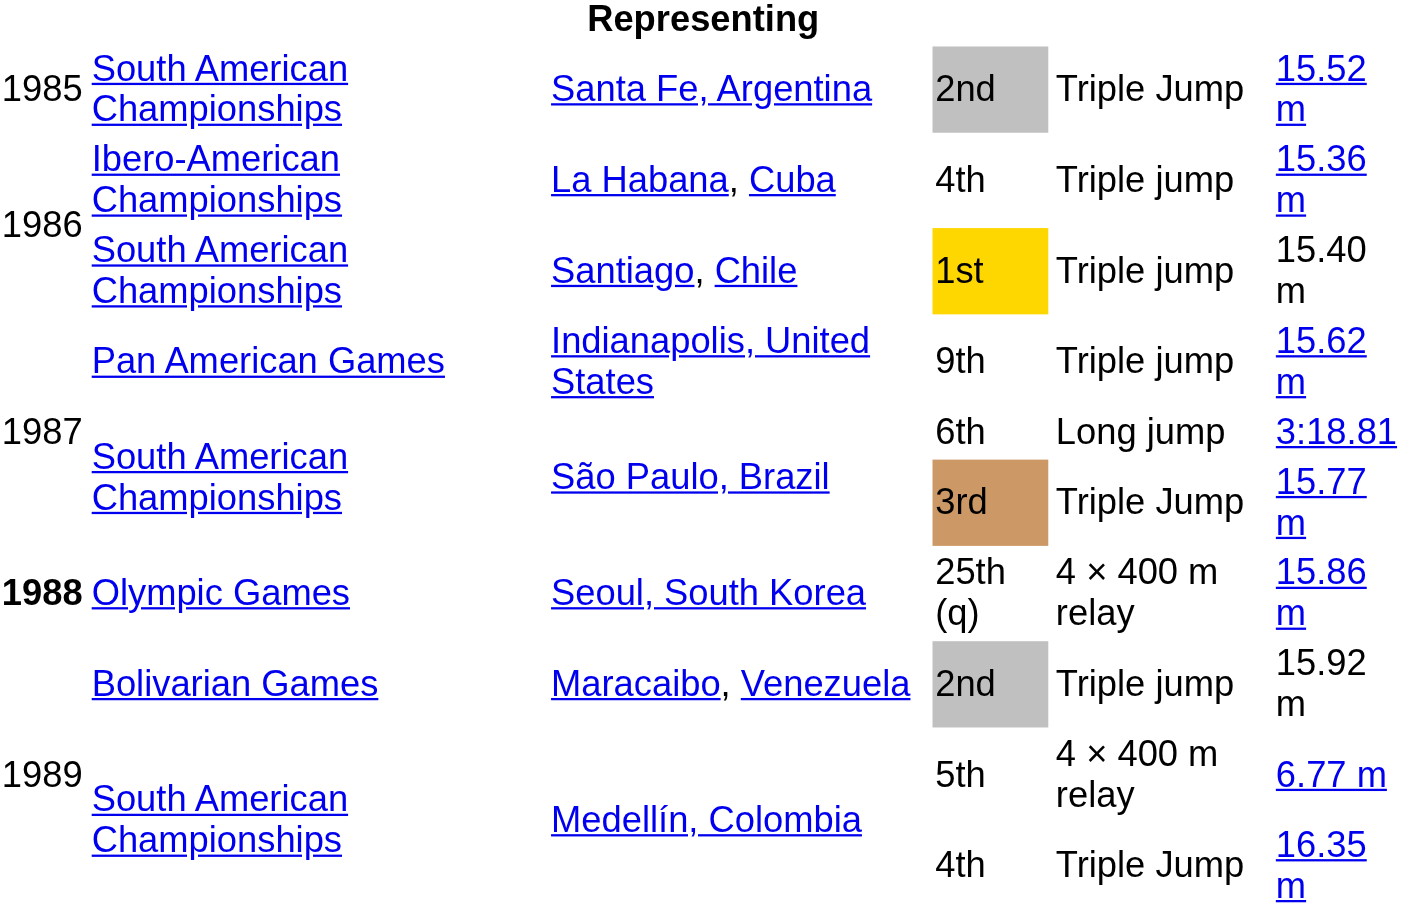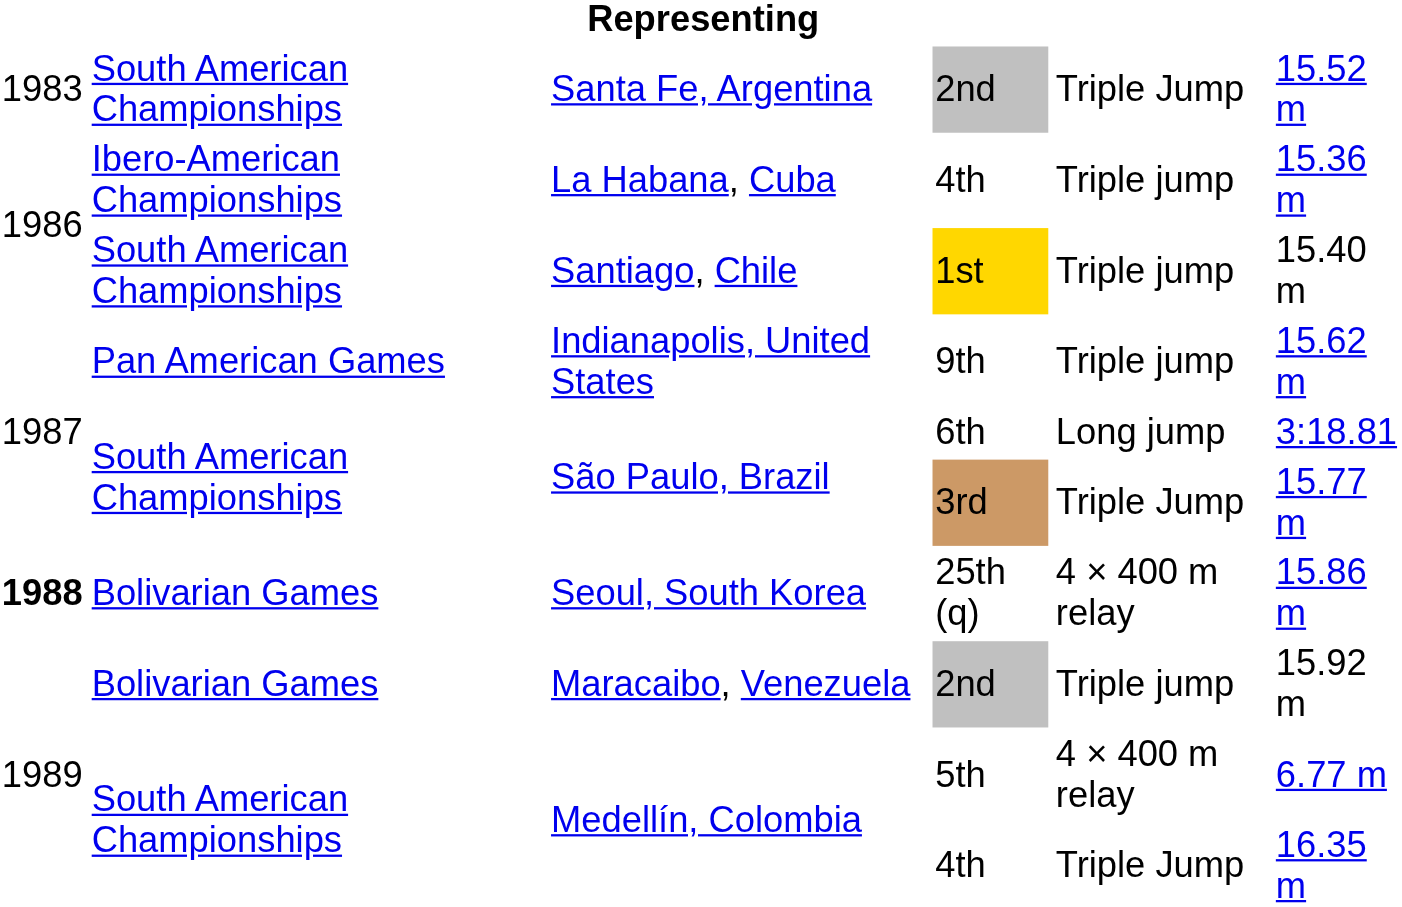(42, 88) 1985 -> (42, 88) 1983
(221, 592) Olympic Games -> (235, 592) Bolivarian Games
